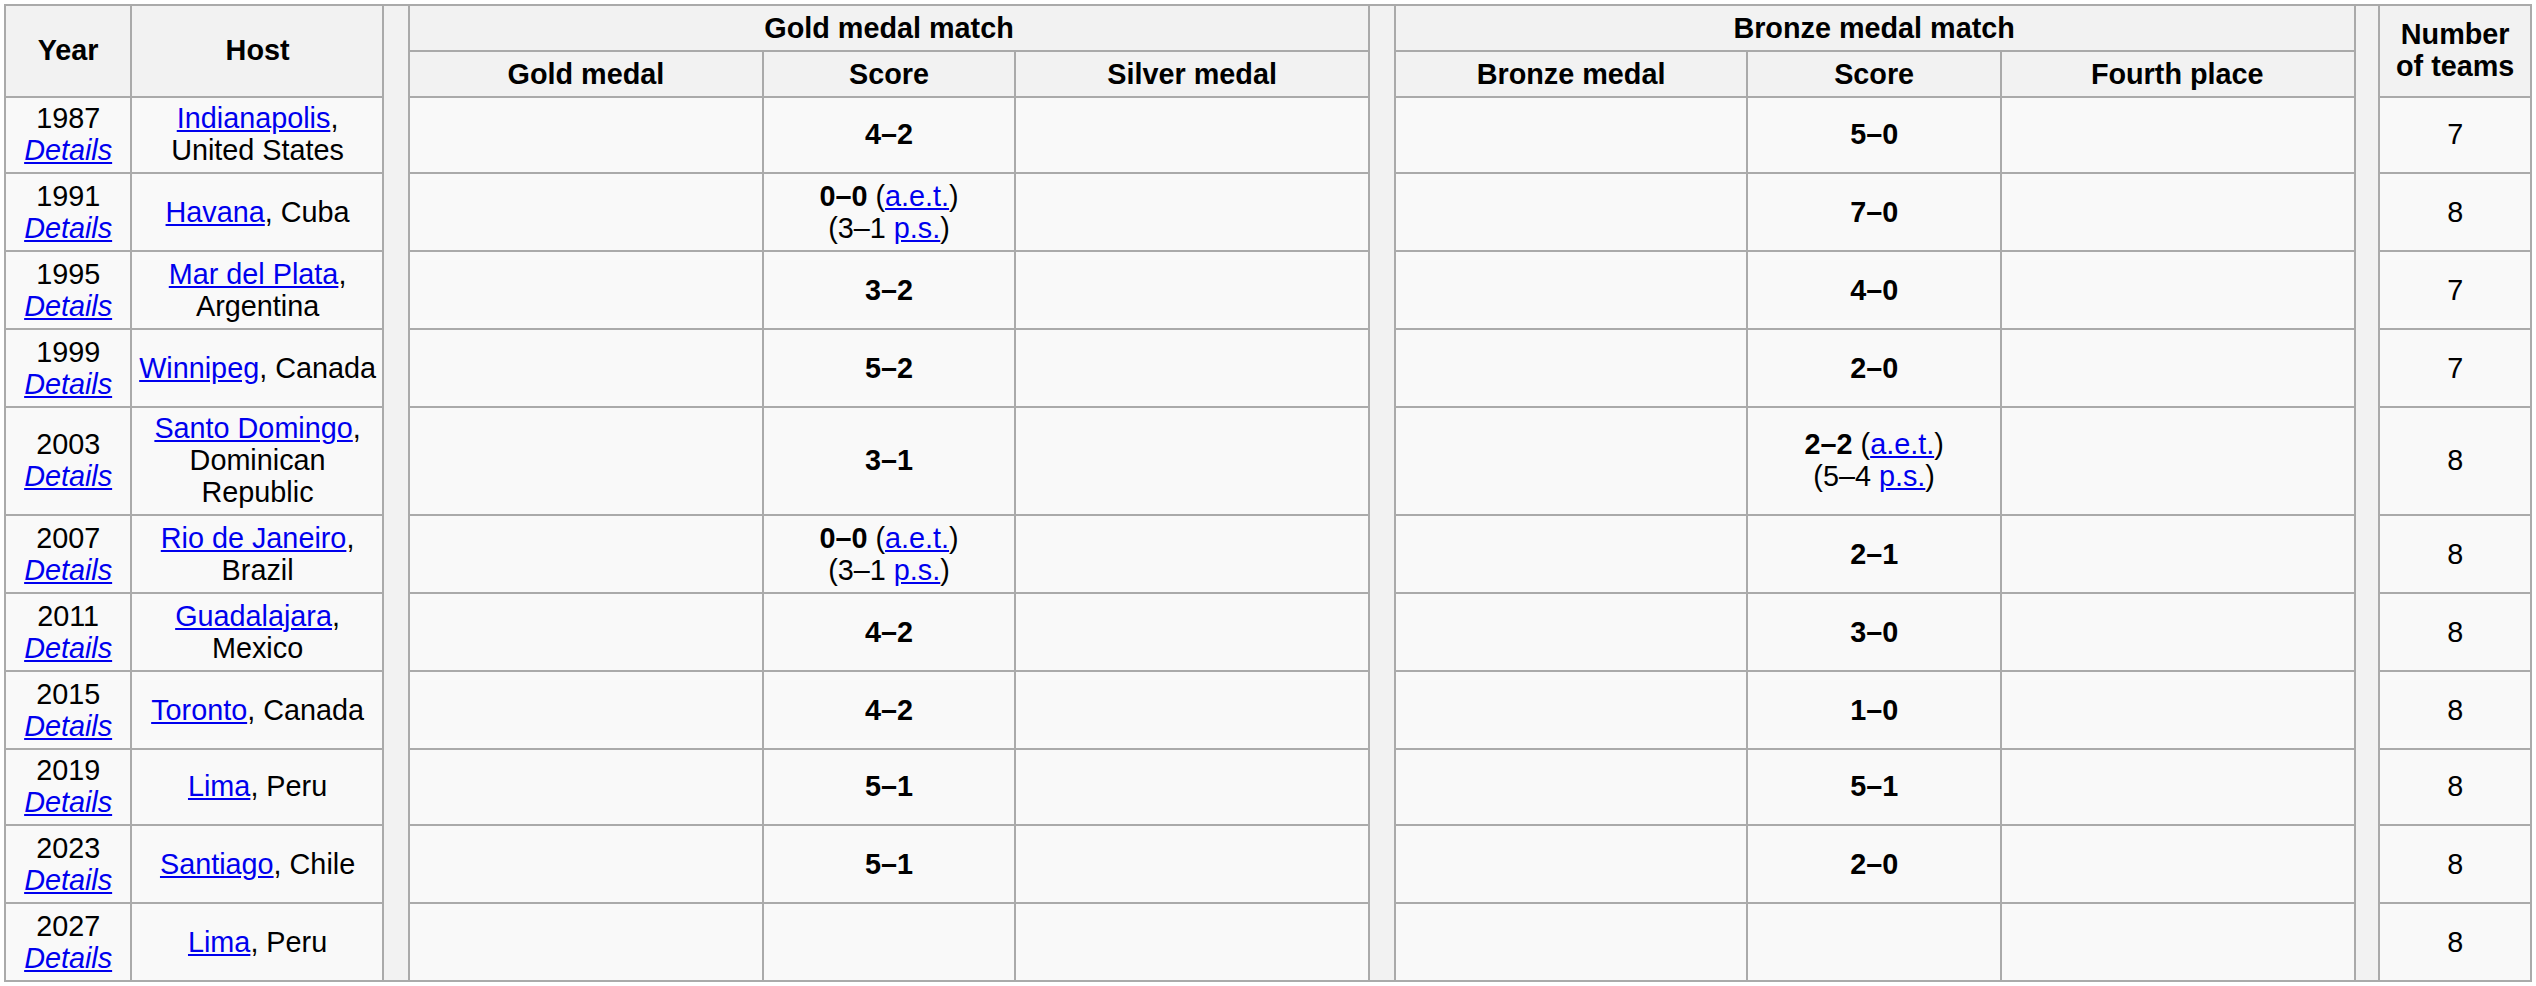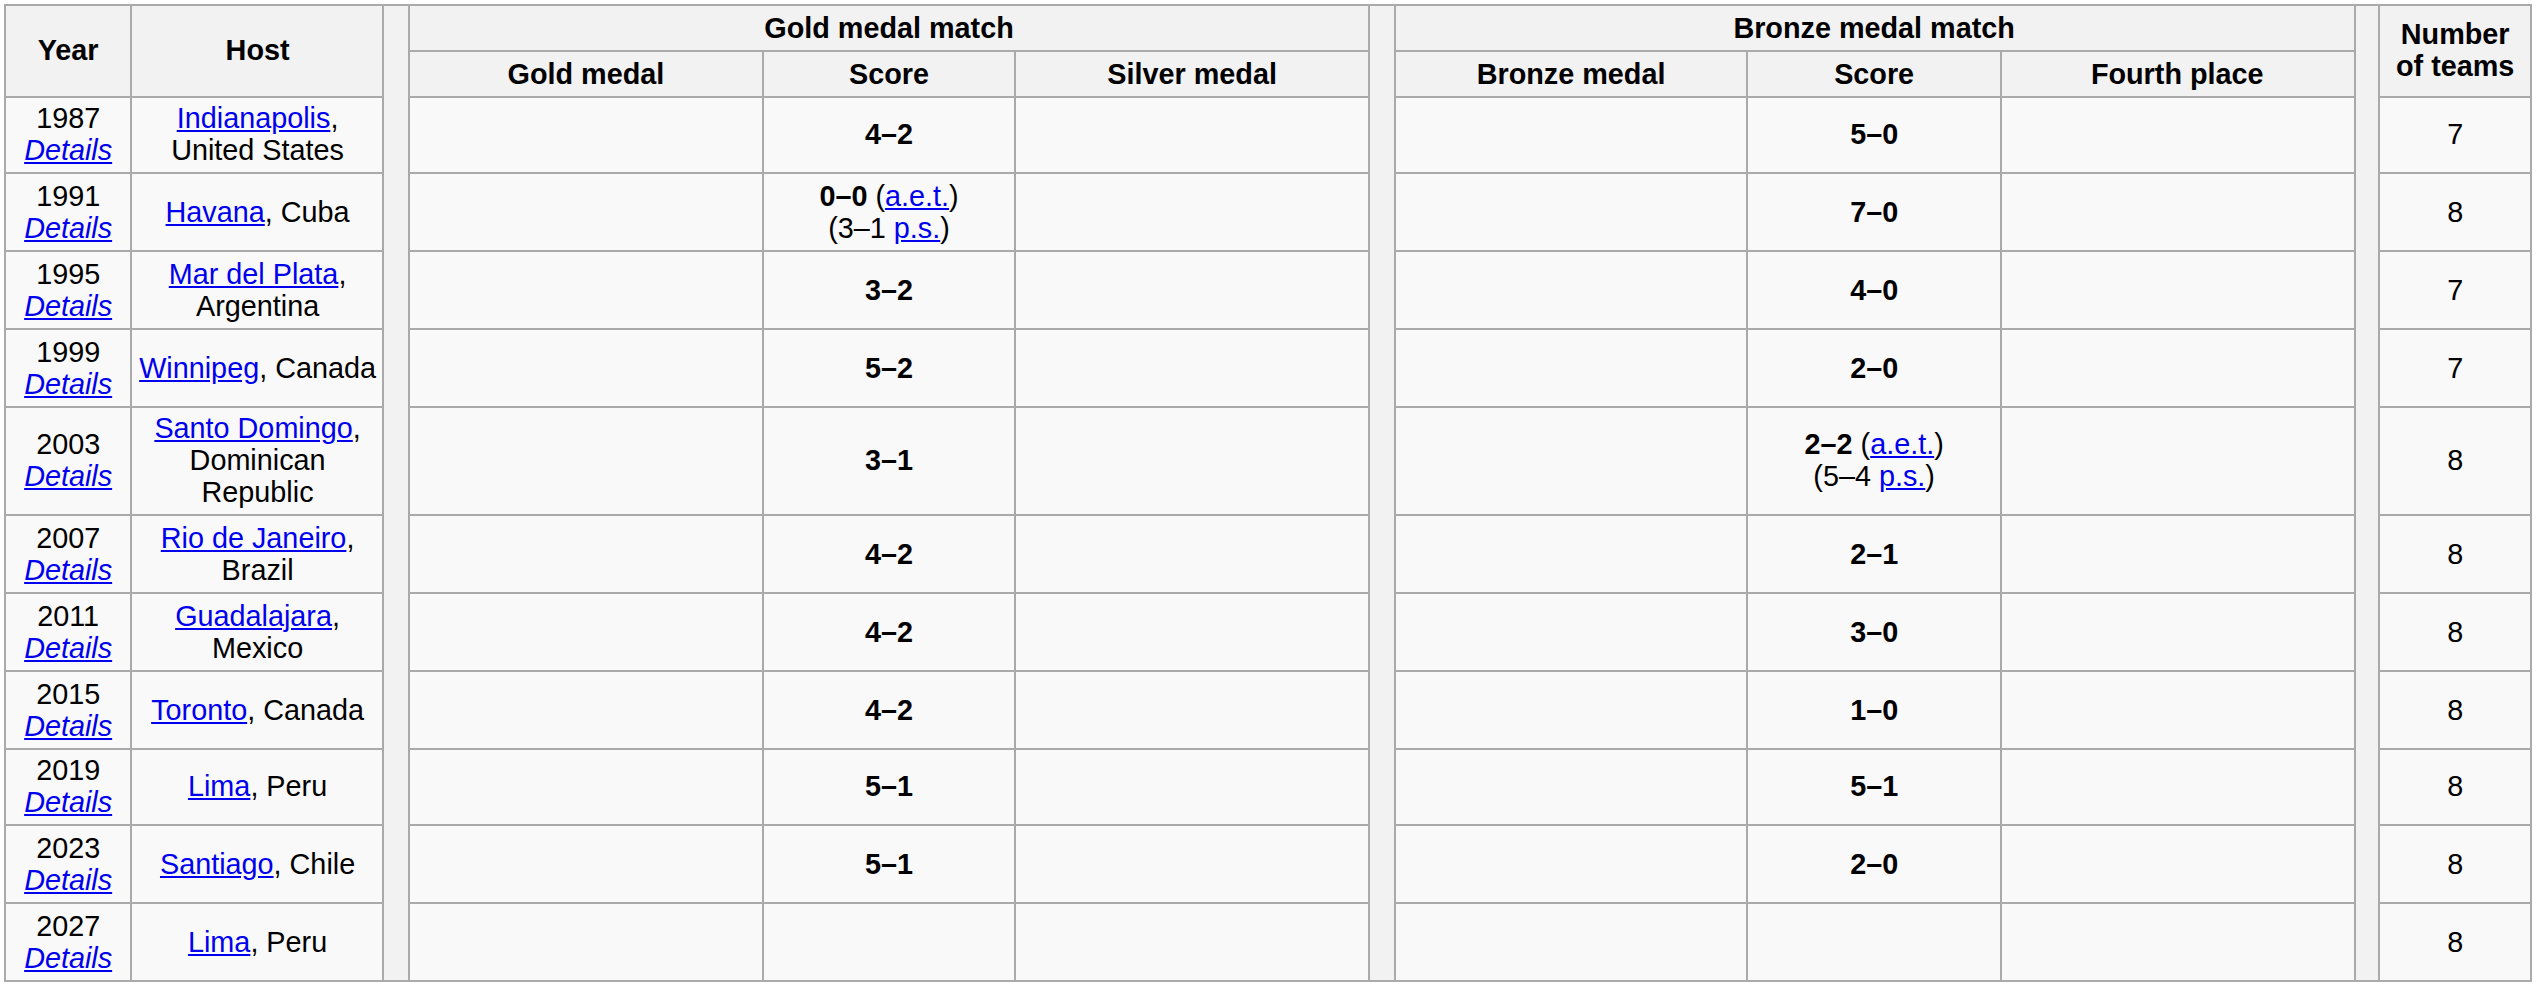(889, 555) 0–0 (a.e.t.) (3–1 p.s.) -> (889, 555) 4–2
